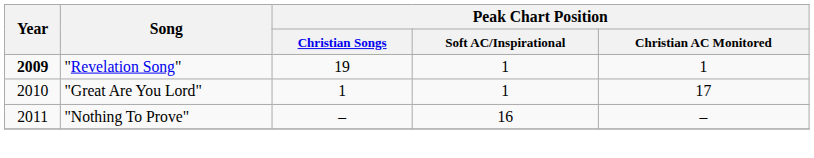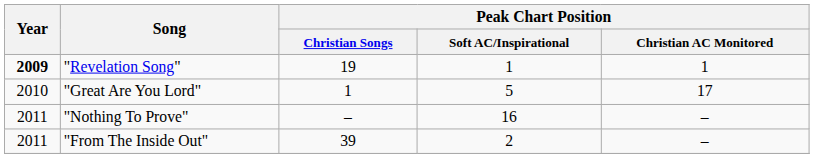(505, 91) 1 -> (509, 91) 5
+ row: (136, 141)
